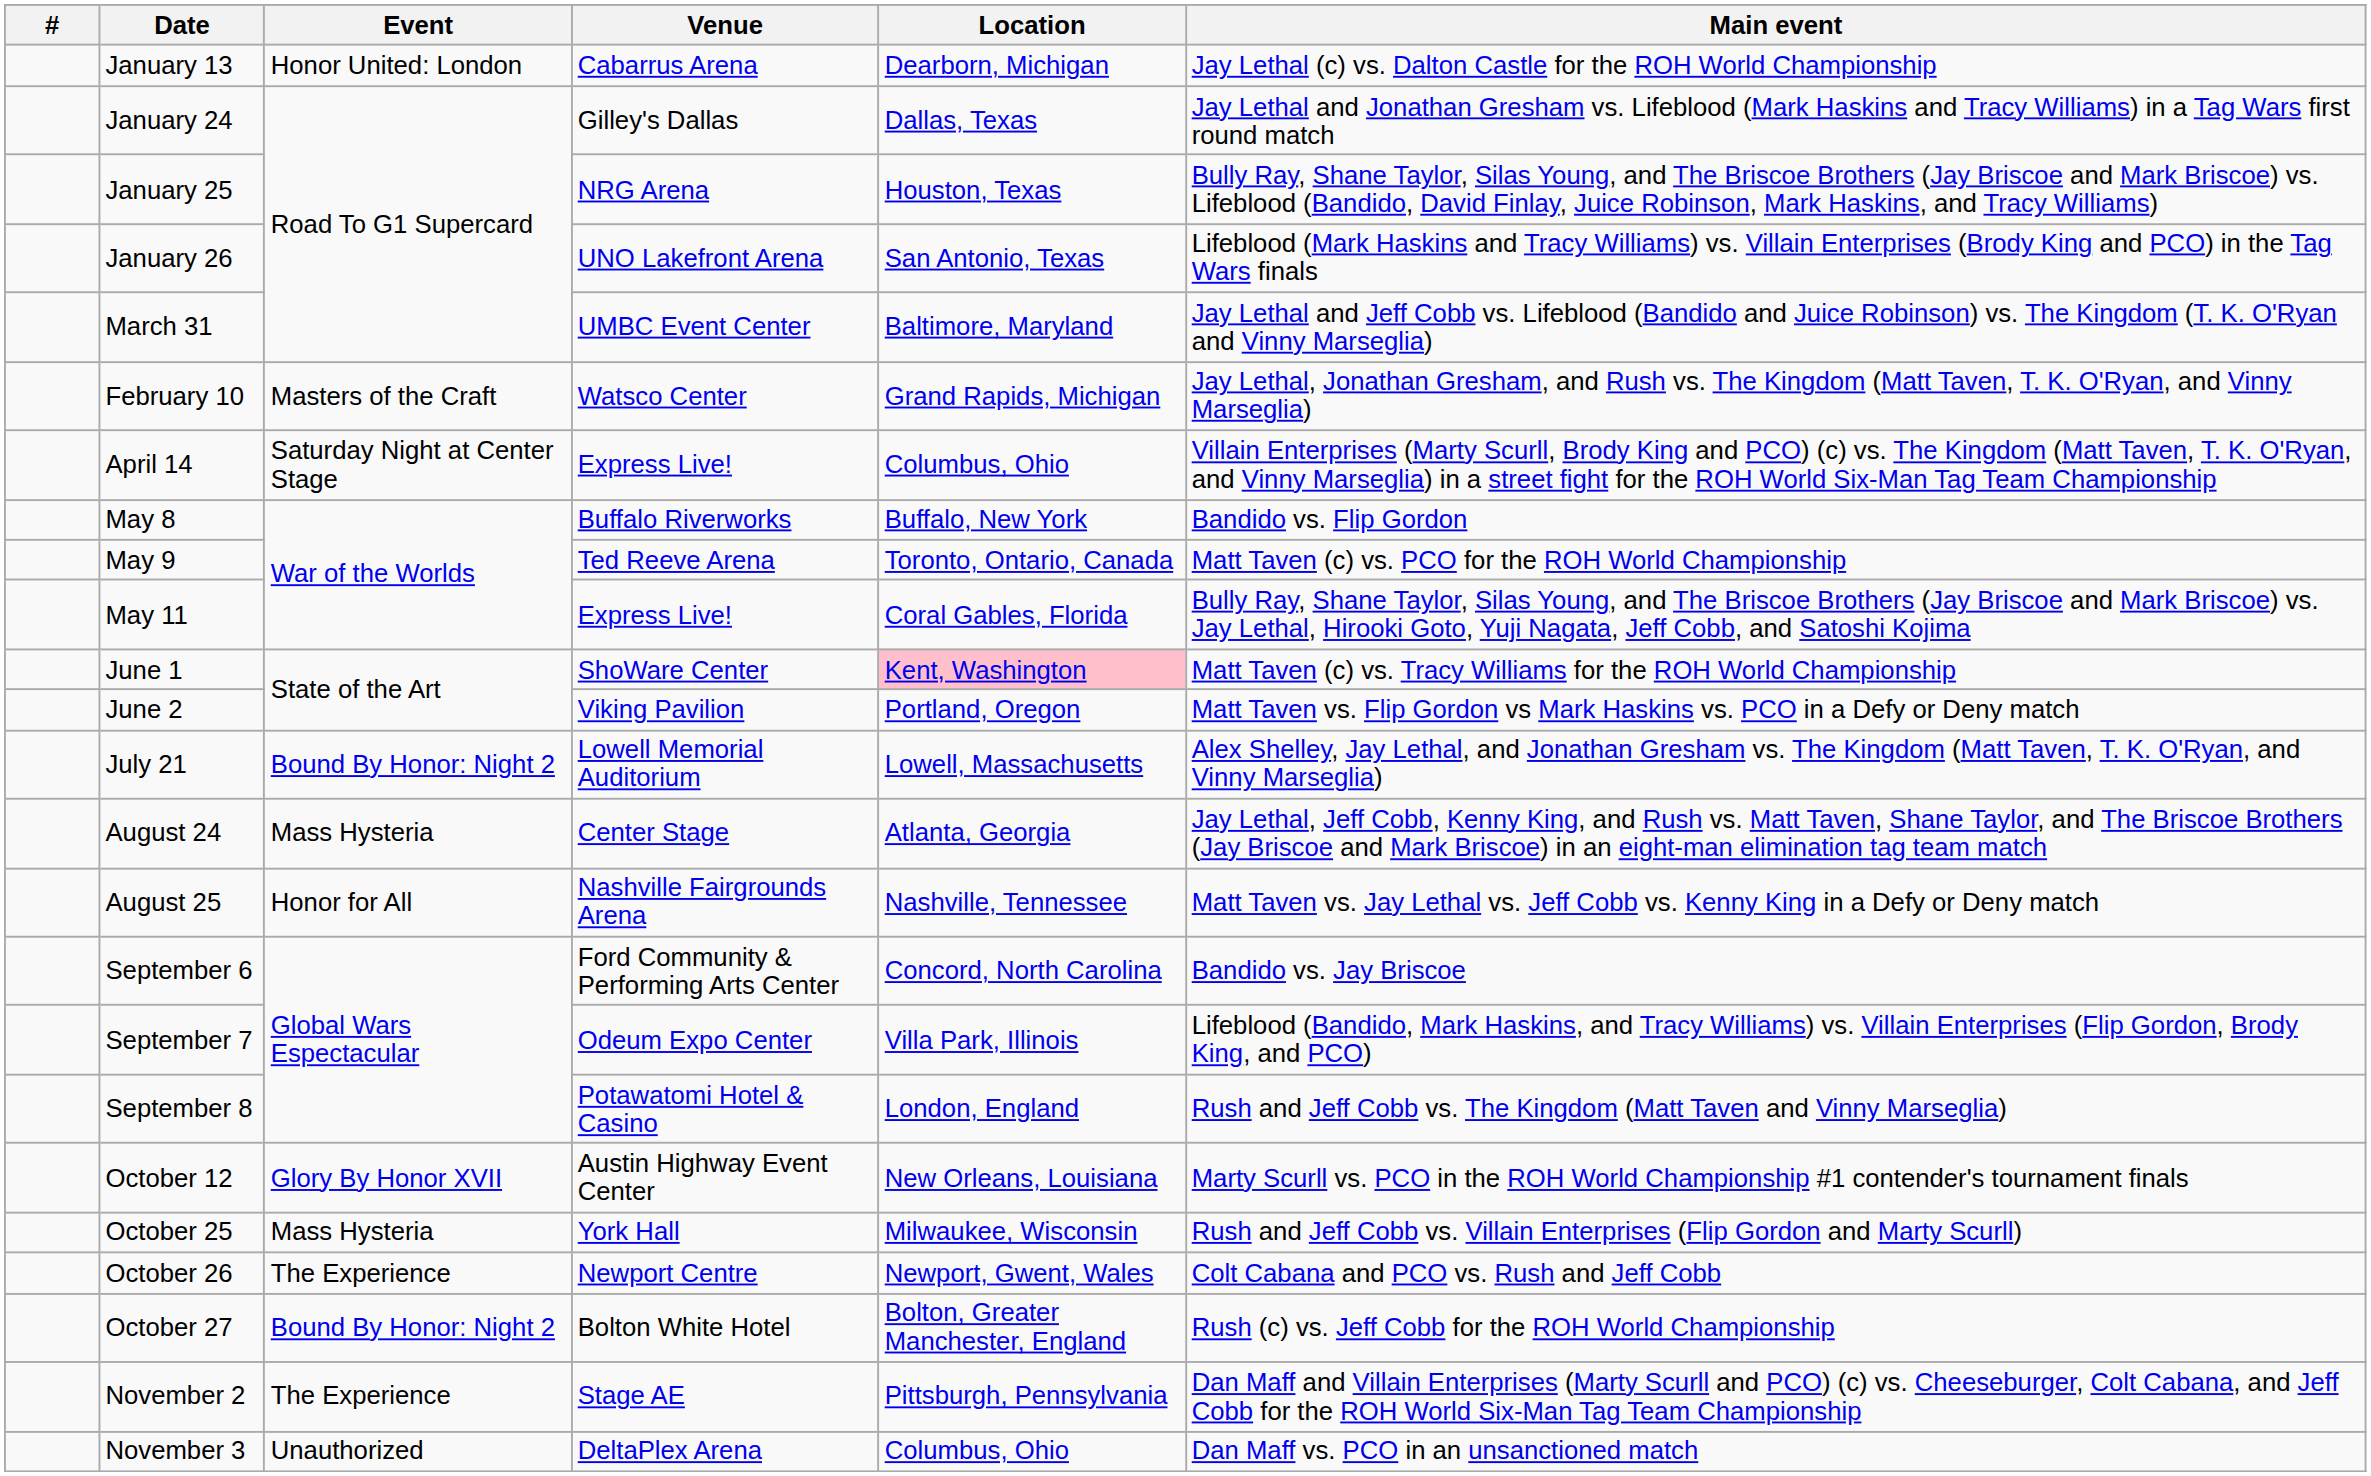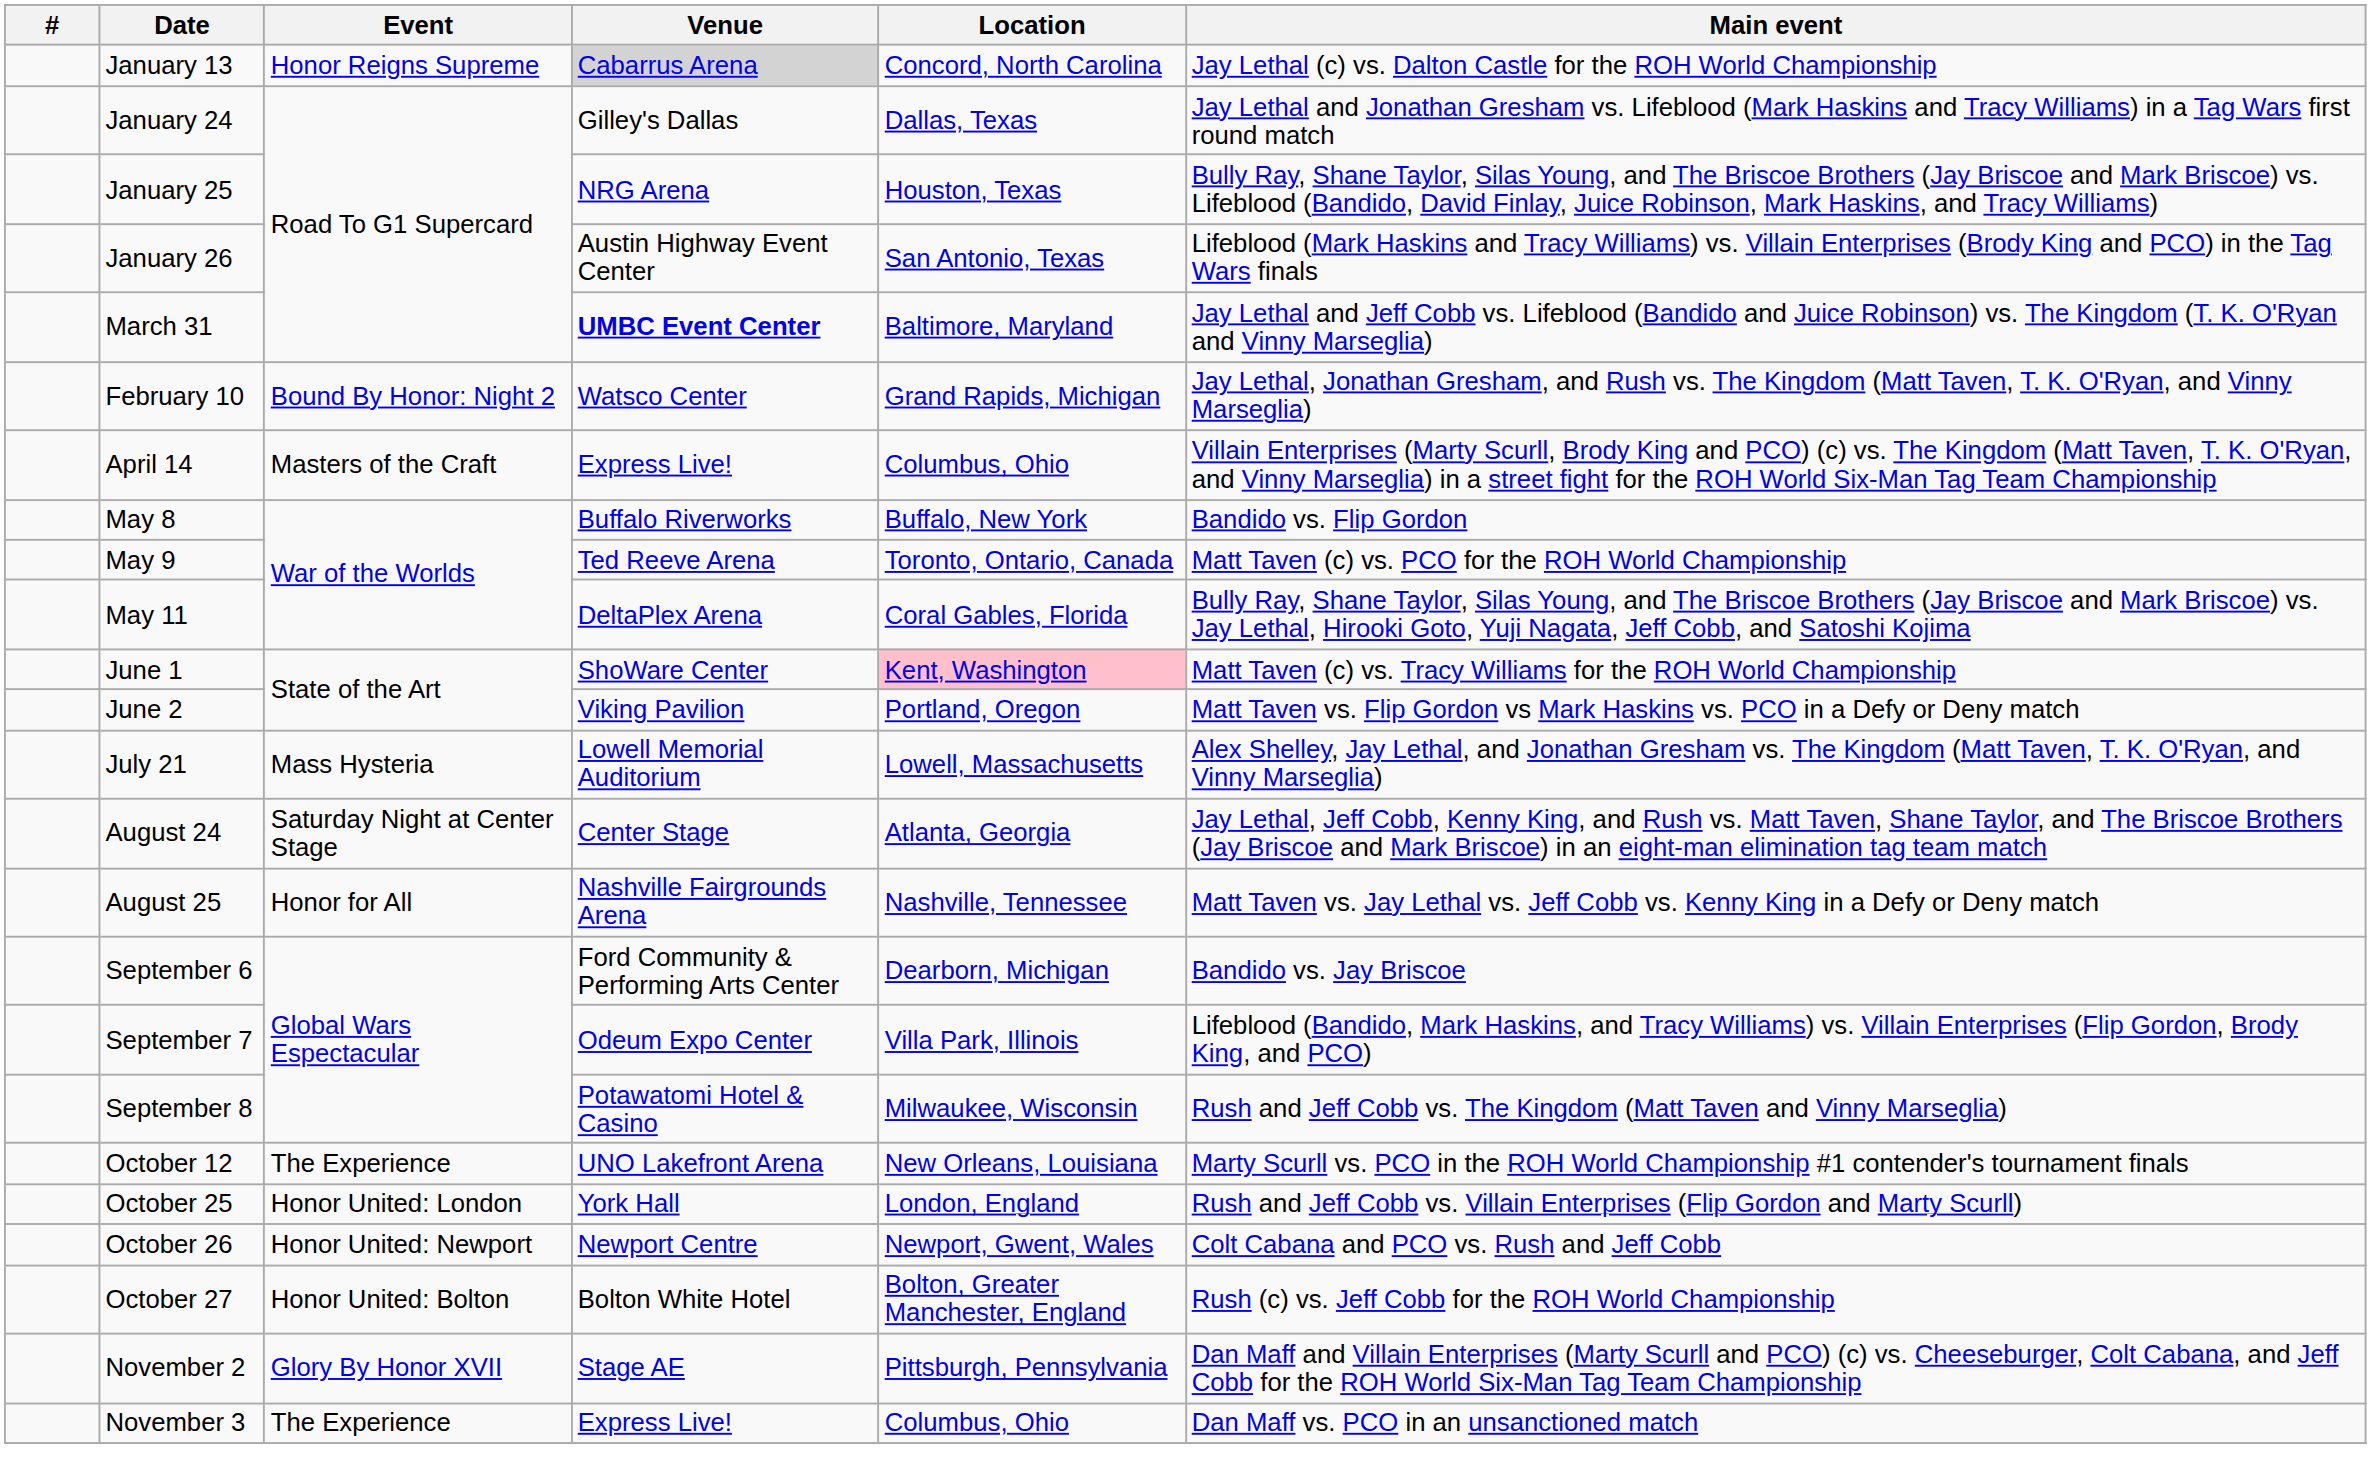(396, 65) Honor United: London -> (405, 65) Honor Reigns Supreme
(668, 65) no background -> (668, 65) lightgrey background
(997, 65) Dearborn, Michigan -> (1023, 65) Concord, North Carolina
(701, 258) UNO Lakefront Arena -> (703, 258) Austin Highway Event Center
(694, 327) normal -> (699, 327) bold
(384, 395) Masters of the Craft -> (413, 395) Bound By Honor: Night 2
(412, 464) Saturday Night at Center Stage -> (384, 464) Masters of the Craft
(655, 614) Express Live! -> (670, 614) DeltaPlex Arena
(413, 764) Bound By Honor: Night 2 -> (352, 764) Mass Hysteria
(352, 833) Mass Hysteria -> (412, 833) Saturday Night at Center Stage
(1023, 971) Concord, North Carolina -> (997, 971) Dearborn, Michigan
(982, 1108) London, England -> (1011, 1108) Milwaukee, Wisconsin
(386, 1177) Glory By Honor XVII -> (361, 1163) The Experience
(703, 1177) Austin Highway Event Center -> (701, 1163) UNO Lakefront Arena
(352, 1232) Mass Hysteria -> (396, 1204) Honor United: London
(1011, 1232) Milwaukee, Wisconsin -> (982, 1204) London, England
(361, 1273) The Experience -> (401, 1244) Honor United: Newport
(413, 1327) Bound By Honor: Night 2 -> (390, 1299) Honor United: Bolton
(361, 1396) The Experience -> (386, 1368) Glory By Honor XVII
(347, 1451) Unauthorized -> (361, 1422) The Experience
(670, 1451) DeltaPlex Arena -> (655, 1422) Express Live!
